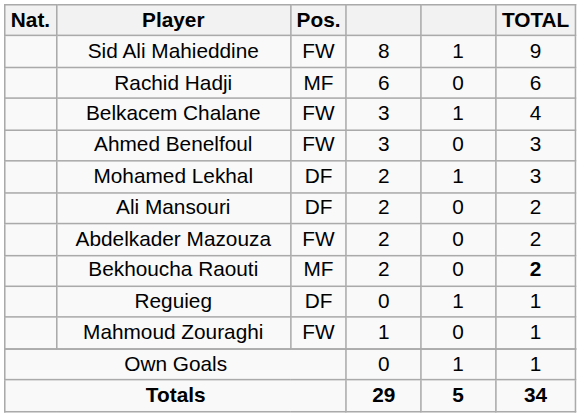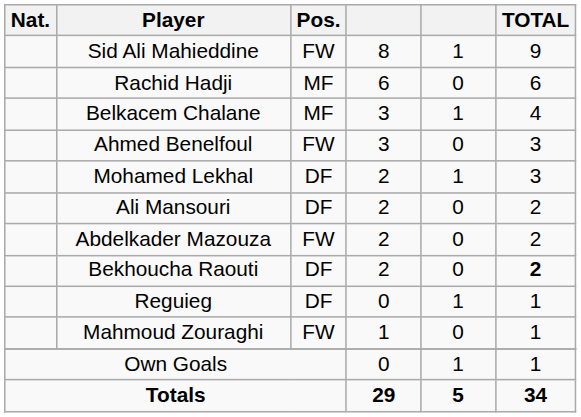(319, 113) FW -> (319, 113) MF
(319, 269) MF -> (319, 269) DF
